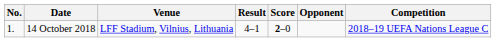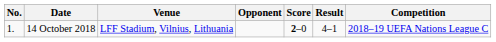columns swapped: (321, 12) <-> (252, 12)
